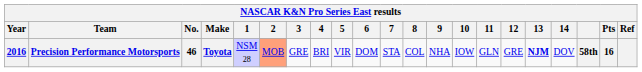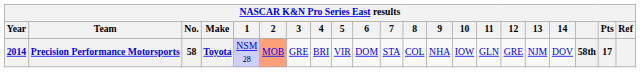(16, 52) 2016 -> (16, 52) 2014
(192, 52) 46 -> (192, 52) 58
(538, 52) bold -> (538, 52) normal
(609, 52) 16 -> (607, 52) 17
